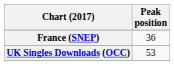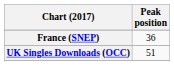(151, 53) 53 -> (151, 53) 51
